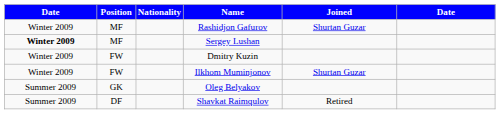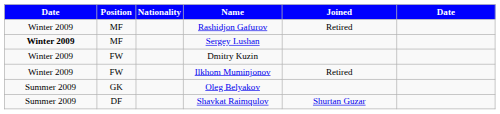(339, 27) Shurtan Guzar -> (339, 27) Retired
(339, 72) Shurtan Guzar -> (339, 72) Retired
(339, 102) Retired -> (339, 102) Shurtan Guzar
